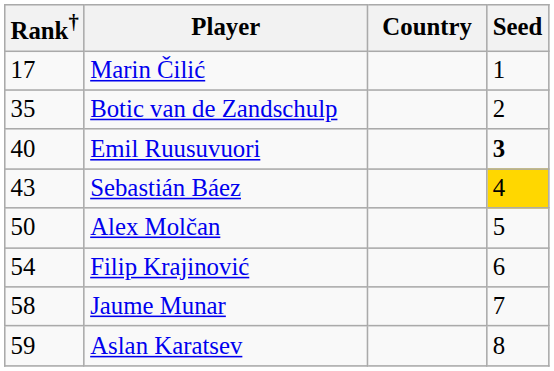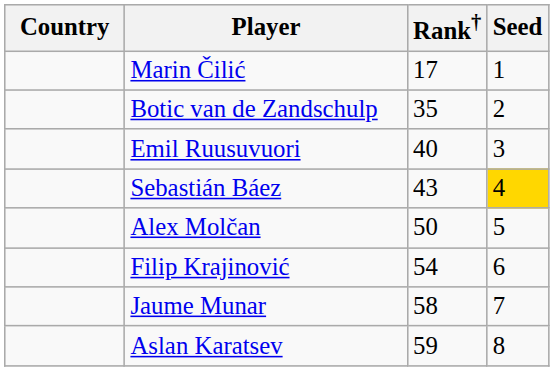columns swapped: (427, 27) <-> (45, 27)
(499, 148) bold -> (499, 148) normal
